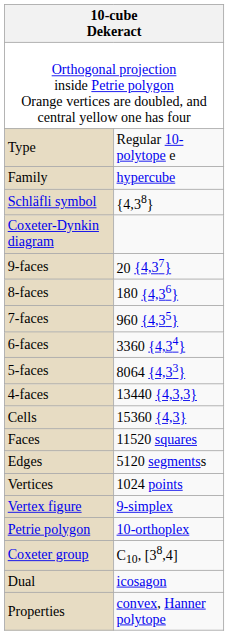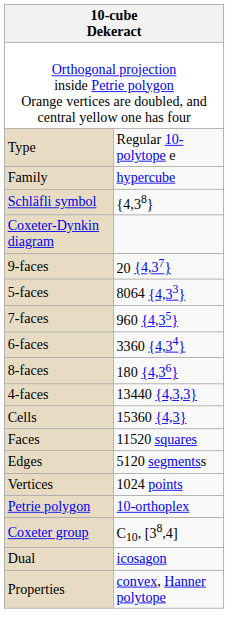rows swapped: (28, 292) <-> (28, 370)
- row: (45, 506)
